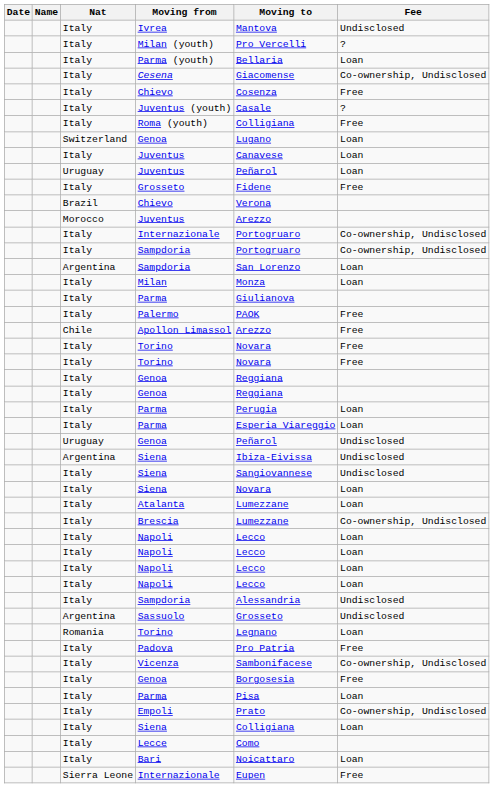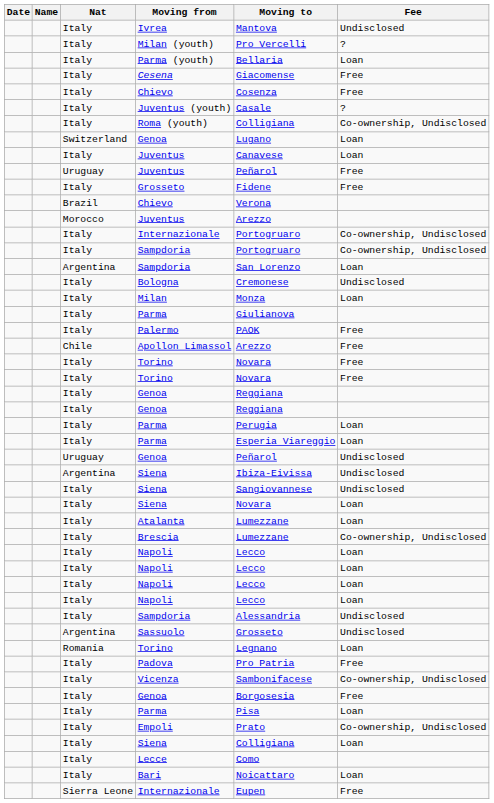(413, 76) Co-ownership, Undisclosed -> (352, 76) Free
(352, 124) Free -> (413, 124) Co-ownership, Undisclosed
(352, 171) Loan -> (352, 171) Free
+ row: (77, 282)
